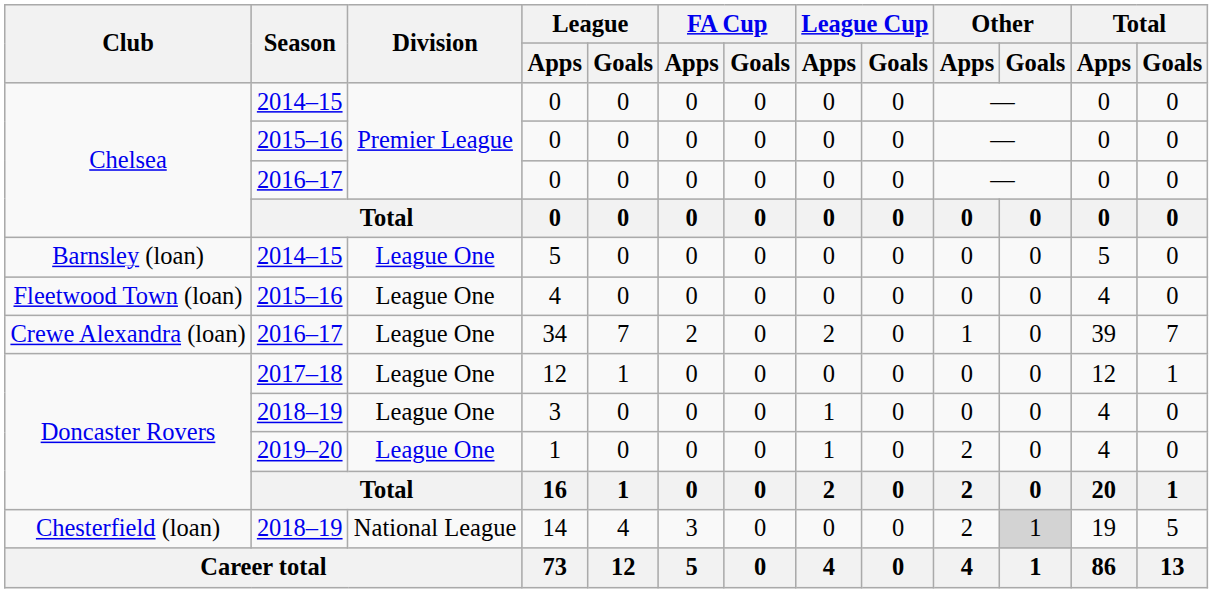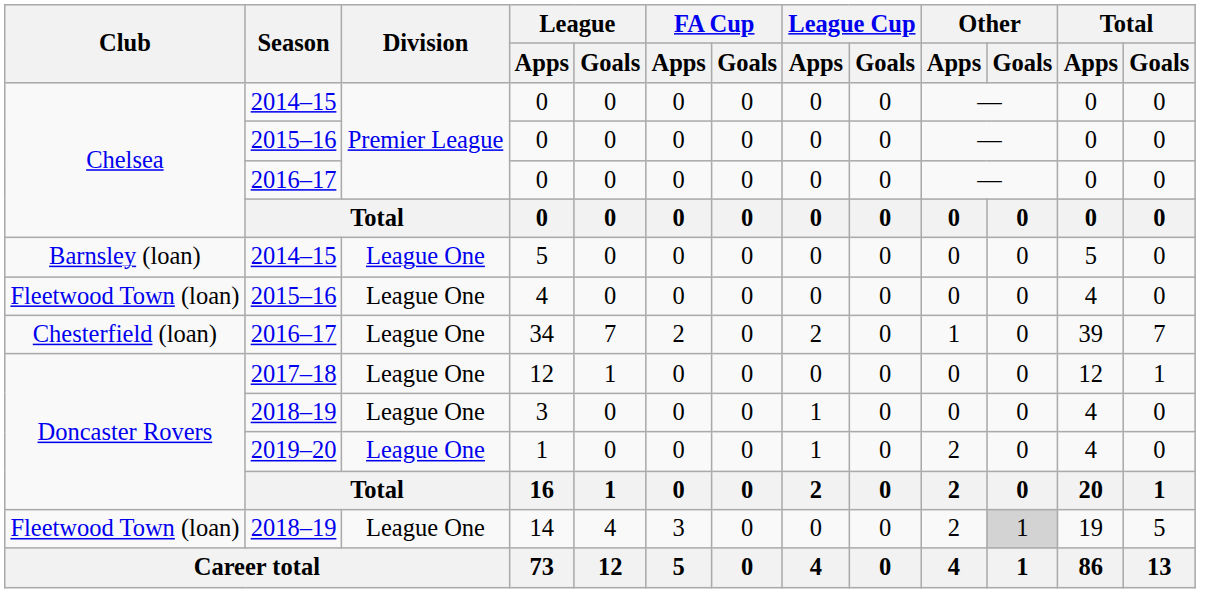(128, 334) Crewe Alexandra (loan) -> (125, 334) Chesterfield (loan)
(128, 528) Chesterfield (loan) -> (125, 528) Fleetwood Town (loan)
(435, 528) National League -> (425, 528) League One
